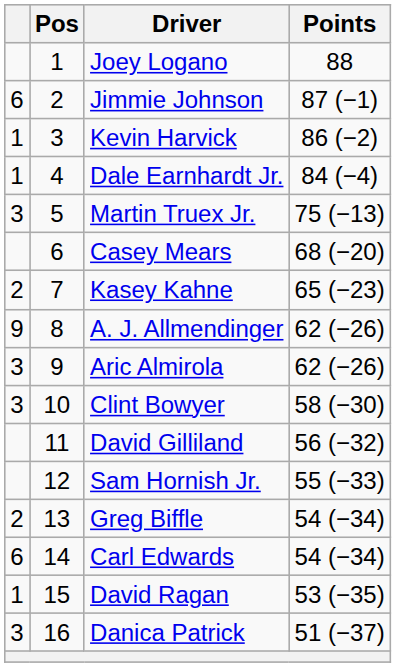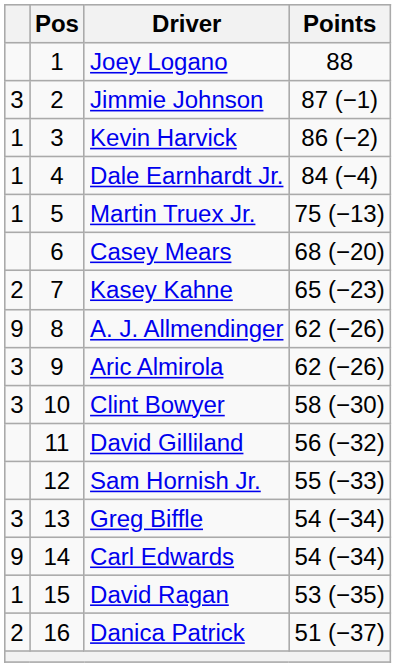(17, 100) 6 -> (17, 100) 3
(17, 214) 3 -> (17, 214) 1
(17, 518) 2 -> (17, 518) 3
(17, 556) 6 -> (17, 556) 9
(17, 632) 3 -> (17, 632) 2
